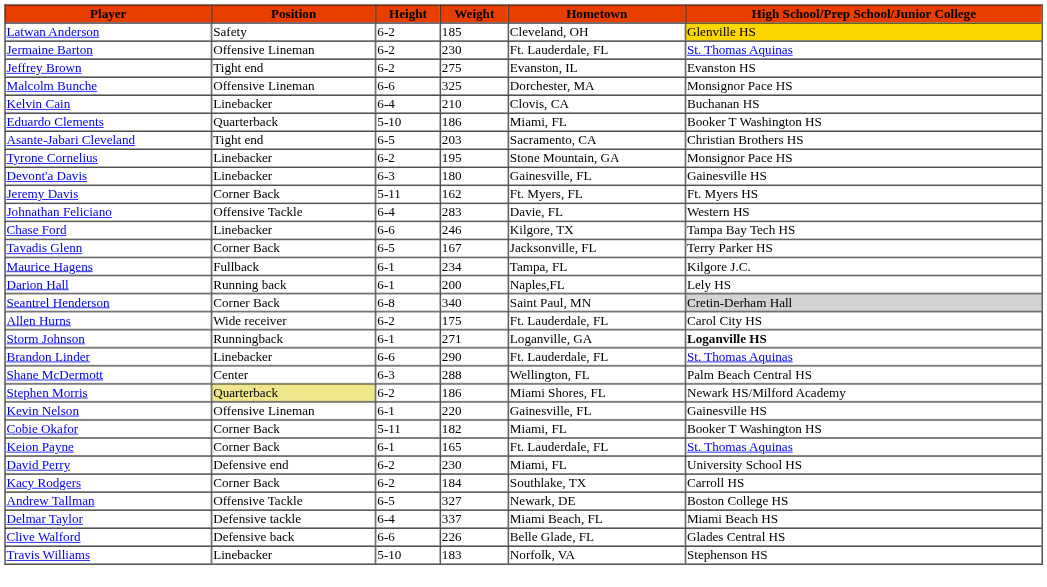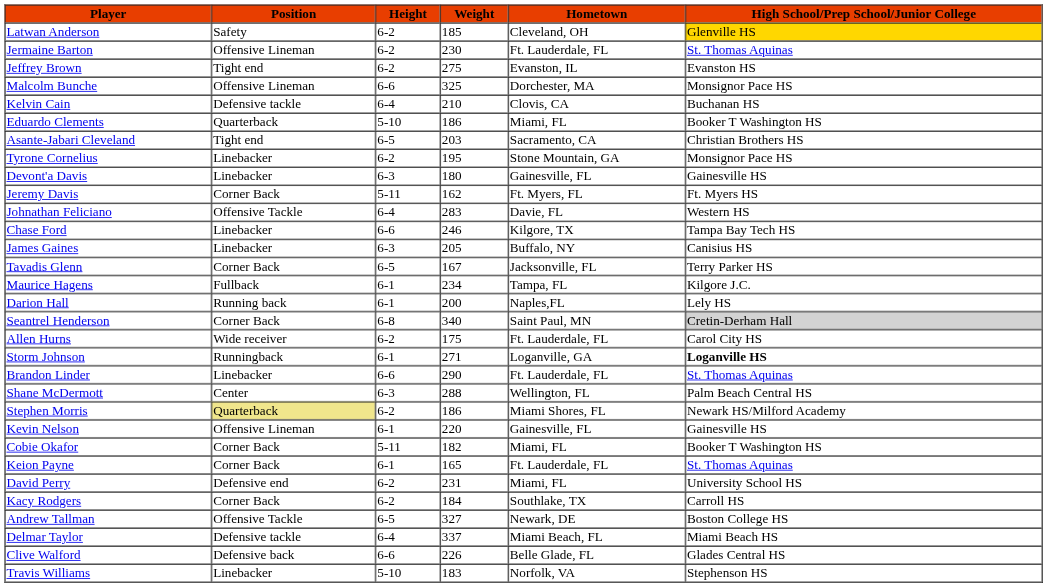(243, 104) Linebacker -> (257, 104) Defensive tackle
+ row: (42, 248)
(452, 464) 230 -> (452, 482) 231
